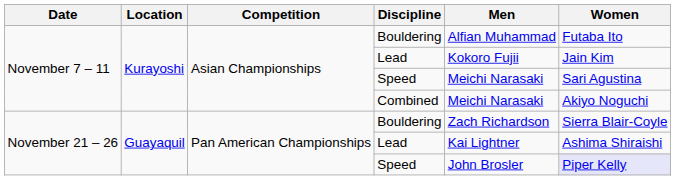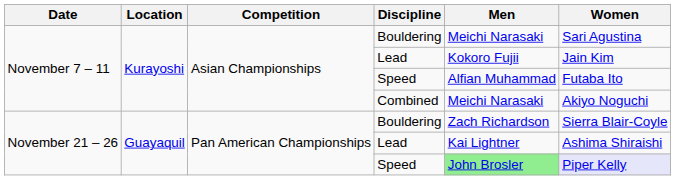(502, 36) Alfian Muhammad -> (496, 36) Meichi Narasaki
(592, 36) Futaba Ito -> (602, 36) Sari Agustina
(496, 79) Meichi Narasaki -> (502, 79) Alfian Muhammad
(602, 79) Sari Agustina -> (592, 79) Futaba Ito
(485, 164) no background -> (485, 164) lightgreen background
